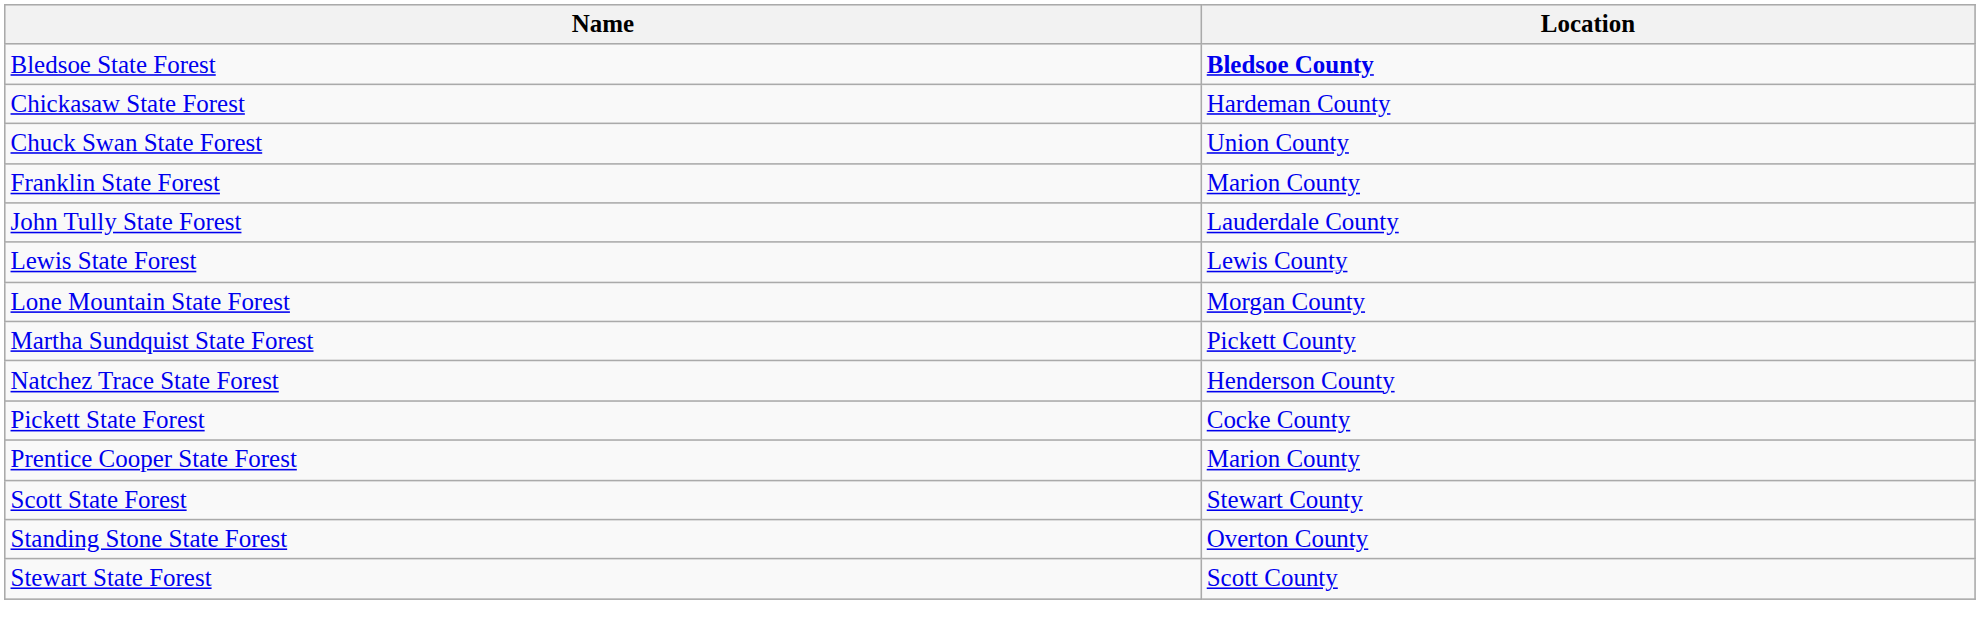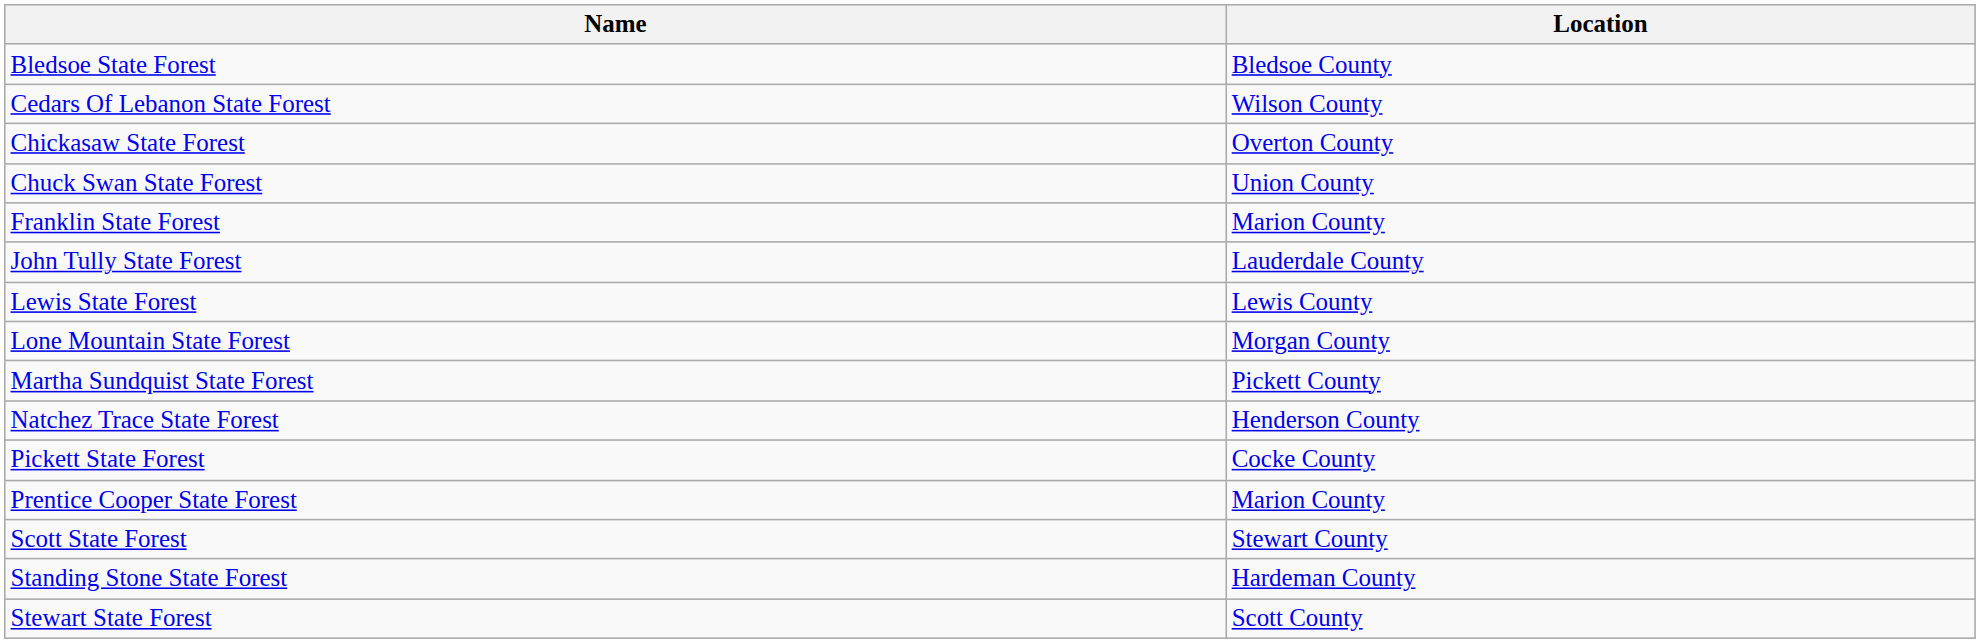(1290, 63) bold -> (1312, 63) normal
+ row: (171, 103)
(1299, 103) Hardeman County -> (1312, 143) Overton County
(1288, 538) Overton County -> (1324, 578) Hardeman County
